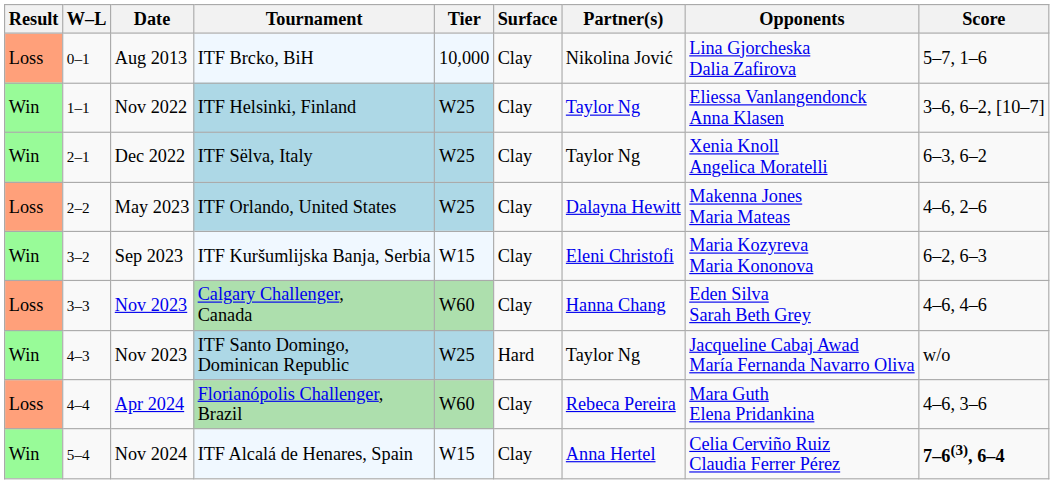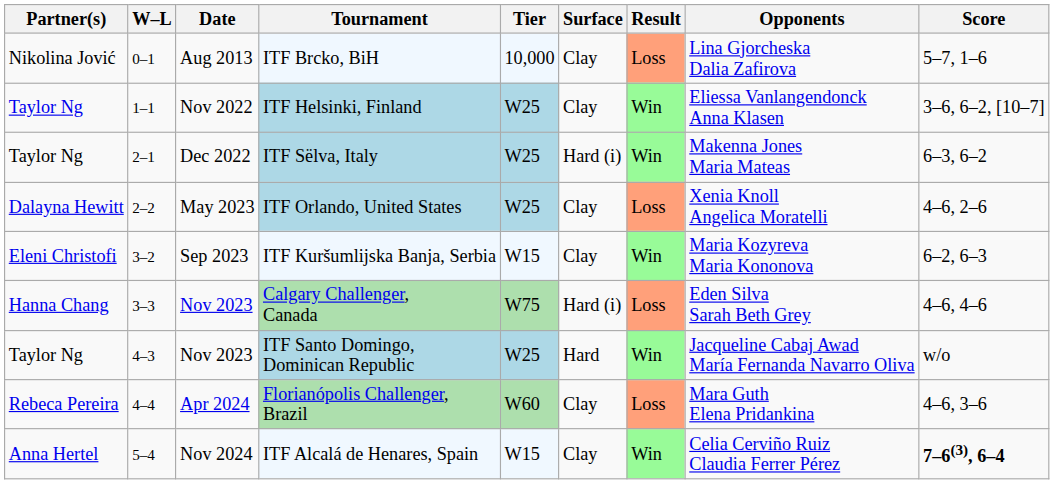columns swapped: (34, 18) <-> (623, 18)
(515, 157) Clay -> (592, 157) Hard (i)
(758, 157) Xenia Knoll Angelica Moratelli -> (746, 157) Makenna Jones Maria Mateas
(746, 206) Makenna Jones Maria Mateas -> (758, 206) Xenia Knoll Angelica Moratelli
(457, 305) W60 -> (522, 305) W75
(515, 305) Clay -> (592, 305) Hard (i)
